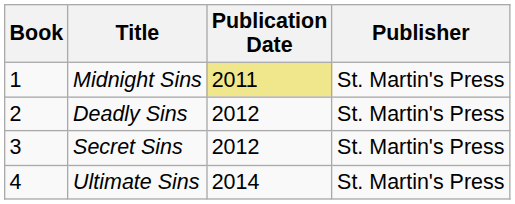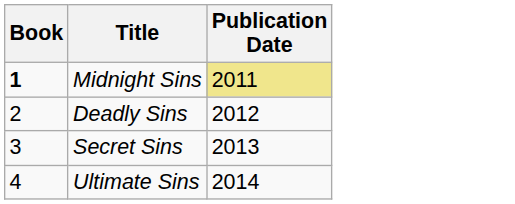- column: (421, 33)
(16, 79) normal -> (16, 79) bold
(236, 147) 2012 -> (236, 147) 2013
